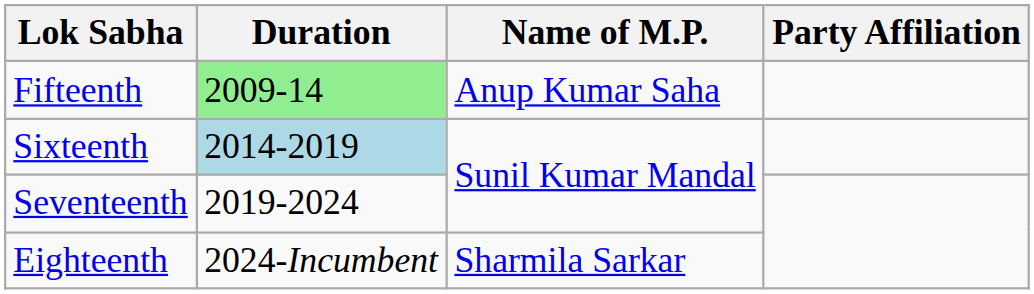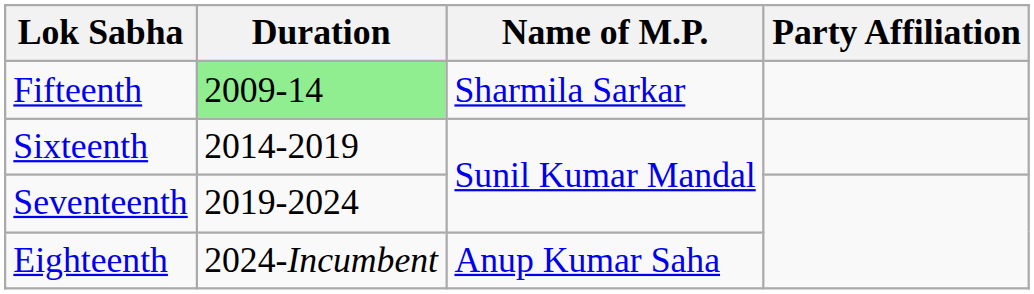(587, 89) Anup Kumar Saha -> (570, 89) Sharmila Sarkar
(281, 145) lightblue background -> (281, 145) no background
(570, 259) Sharmila Sarkar -> (587, 259) Anup Kumar Saha
